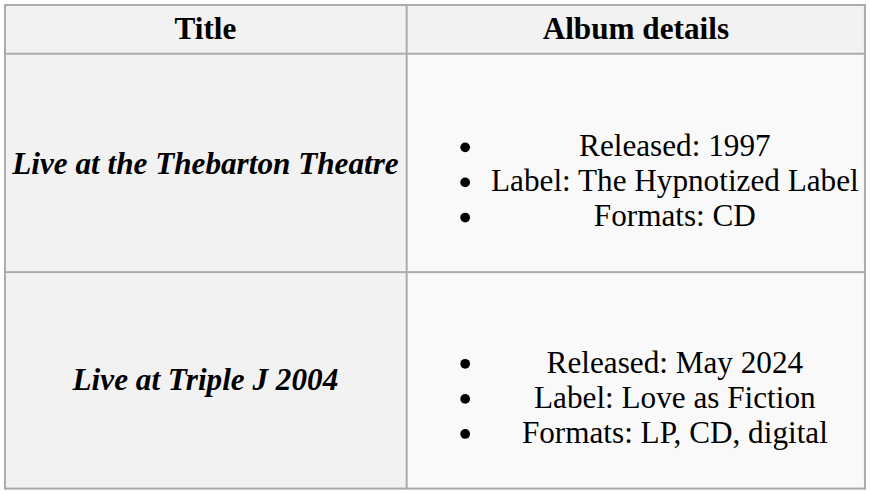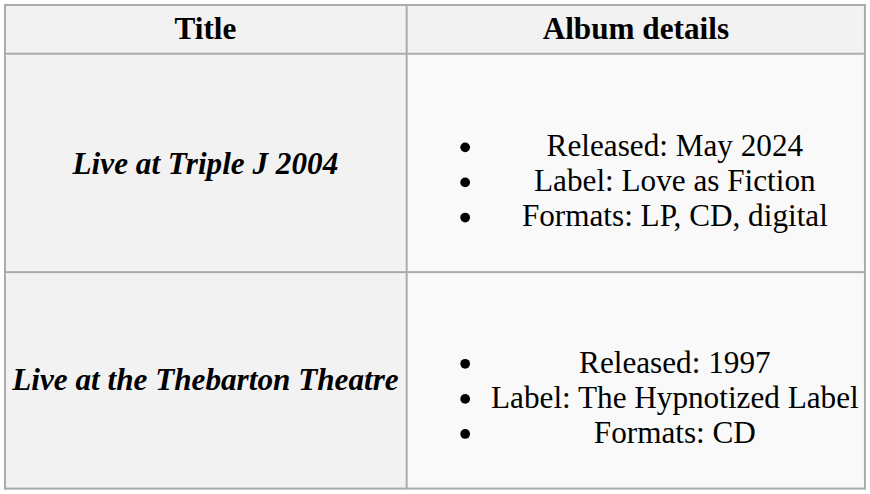rows swapped: (205, 162) <-> (205, 379)
